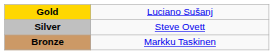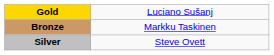rows swapped: (48, 27) <-> (48, 42)
